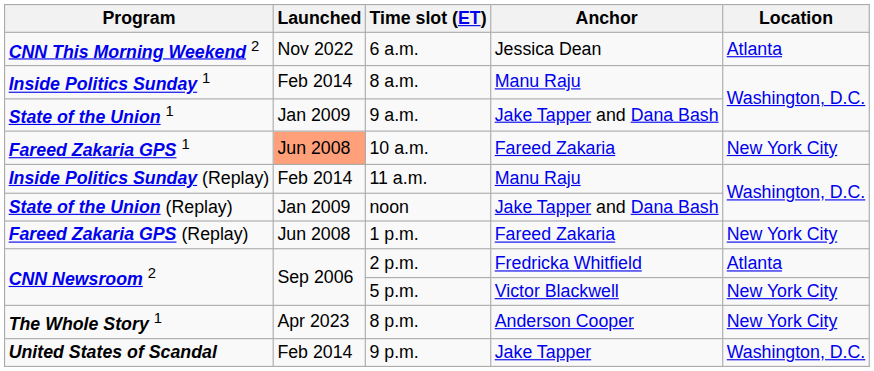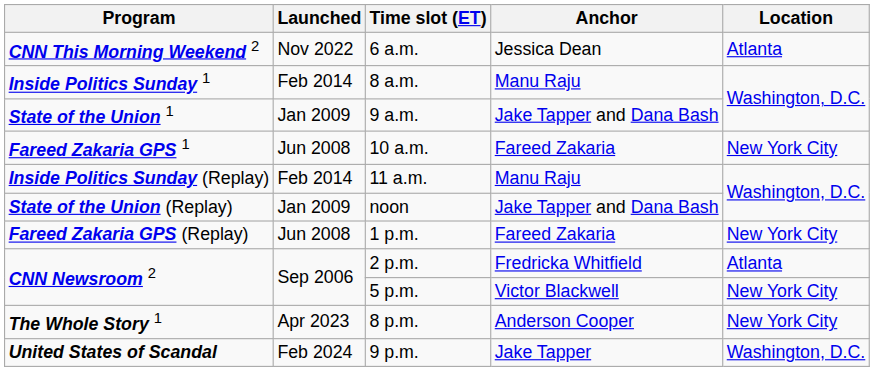(314, 148) lightsalmon background -> (314, 148) no background
(315, 352) Feb 2014 -> (315, 352) Feb 2024
